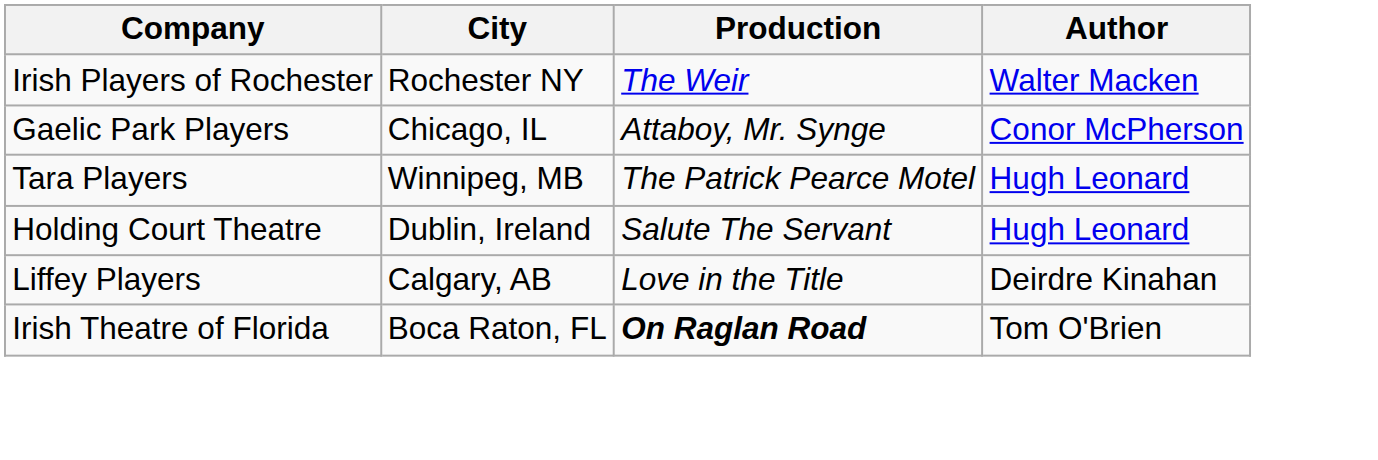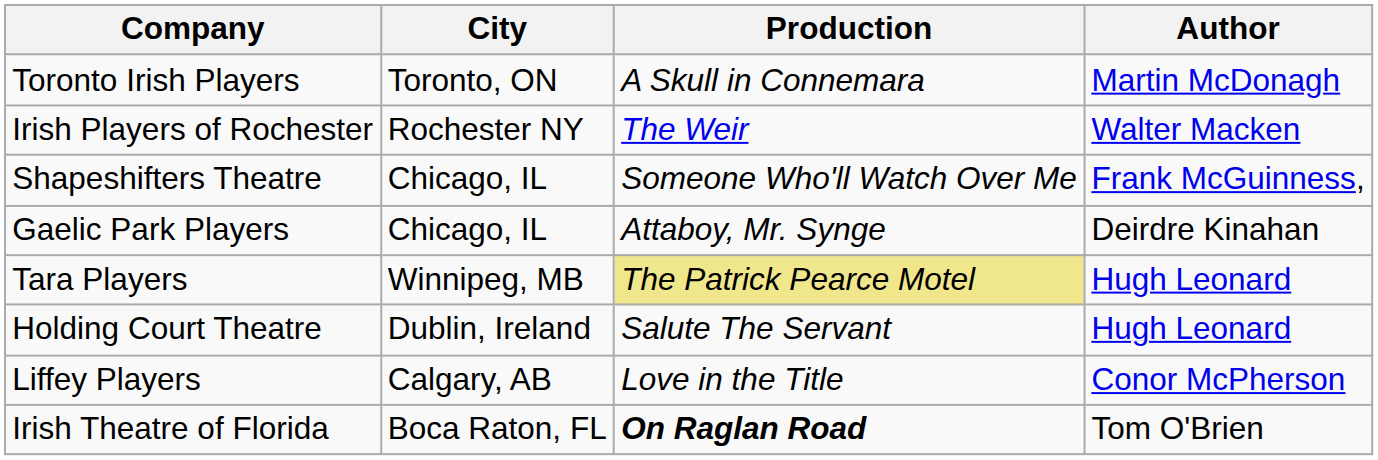+ row: (156, 79)
+ row: (167, 179)
(1117, 129) Conor McPherson -> (1205, 229) Deirdre Kinahan
(798, 179) no background -> (798, 279) khaki background
(1103, 279) Deirdre Kinahan -> (1218, 379) Conor McPherson
